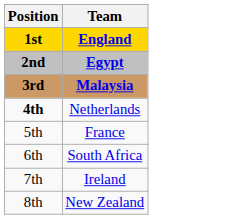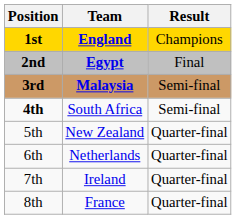+ column: (189, 16)
(105, 109) Netherlands -> (105, 109) South Africa
(105, 132) France -> (105, 132) New Zealand
(105, 156) South Africa -> (105, 156) Netherlands
(105, 202) New Zealand -> (105, 202) France
